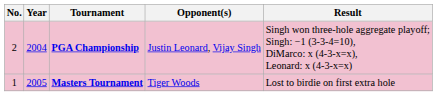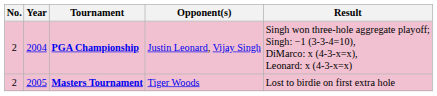(14, 82) 1 -> (14, 82) 2
